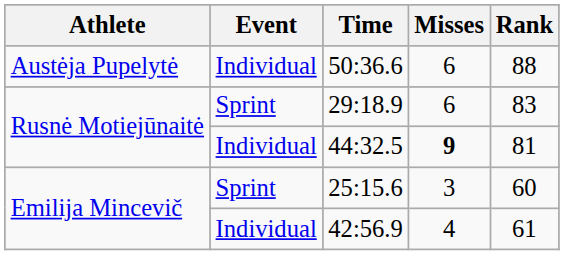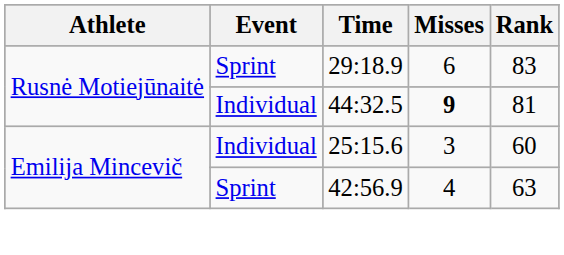- row: (366, 65)
(246, 187) Sprint -> (266, 147) Individual
(266, 228) Individual -> (246, 187) Sprint
(524, 228) 61 -> (524, 187) 63
